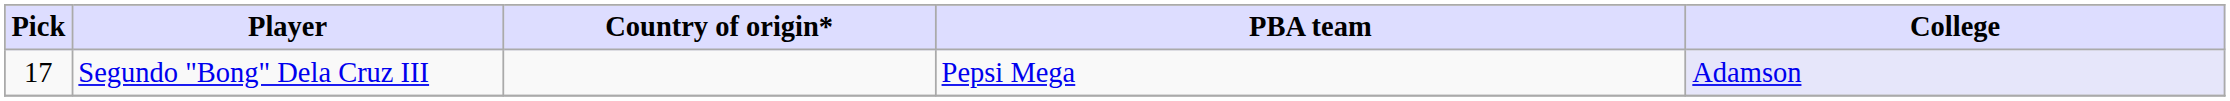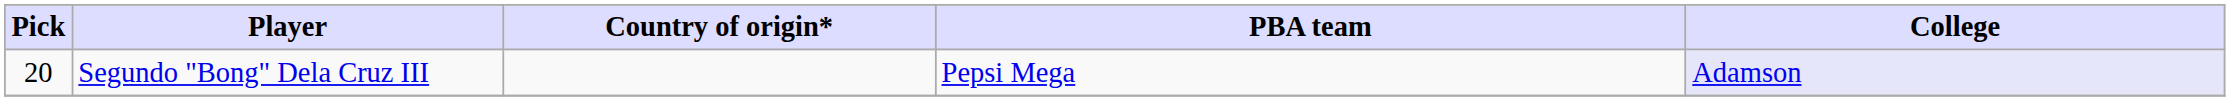(38, 72) 17 -> (38, 72) 20
